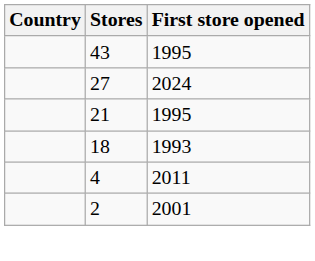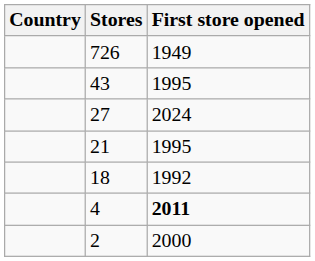+ row: (105, 51)
(172, 146) 1993 -> (172, 177) 1992
(171, 177) normal -> (171, 209) bold
(172, 209) 2001 -> (172, 240) 2000
